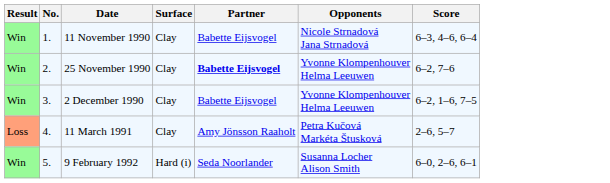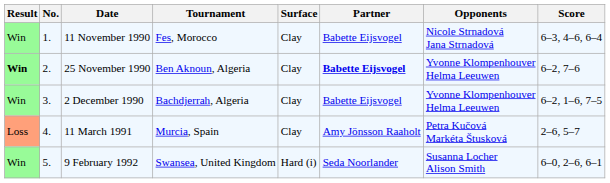+ column: (216, 13)
(16, 68) normal -> (17, 68) bold
